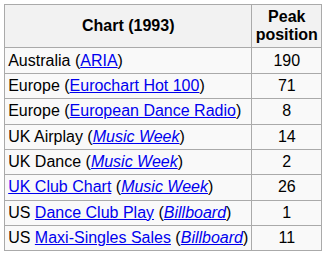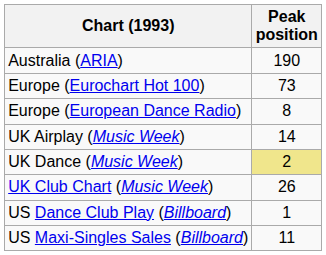(287, 85) 71 -> (287, 85) 73
(287, 162) no background -> (287, 162) khaki background
